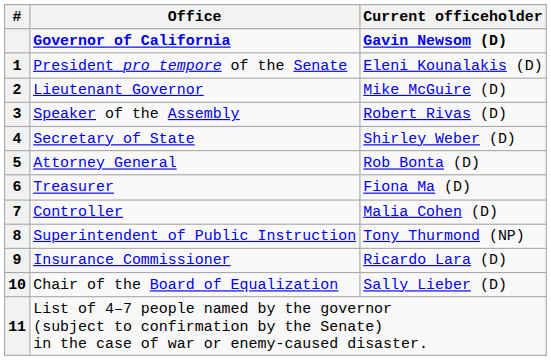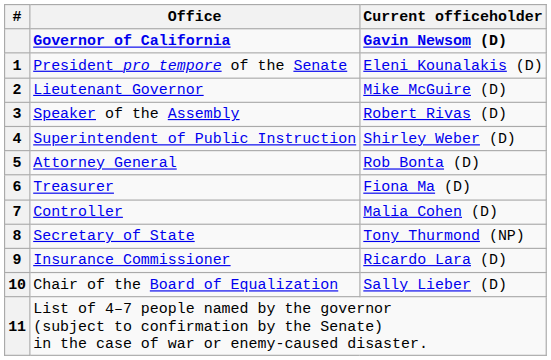(114, 139) Secretary of State -> (195, 139) Superintendent of Public Instruction
(195, 236) Superintendent of Public Instruction -> (114, 236) Secretary of State
